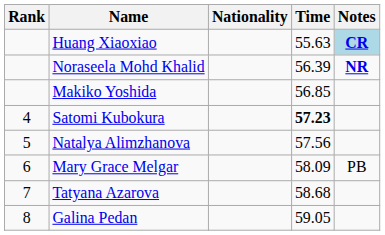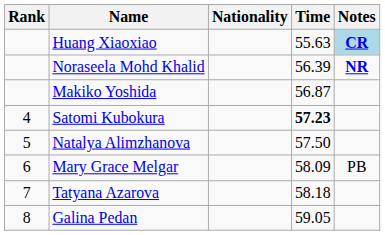(313, 92) 56.85 -> (313, 92) 56.87
(313, 142) 57.56 -> (313, 142) 57.50
(313, 192) 58.68 -> (313, 192) 58.18
